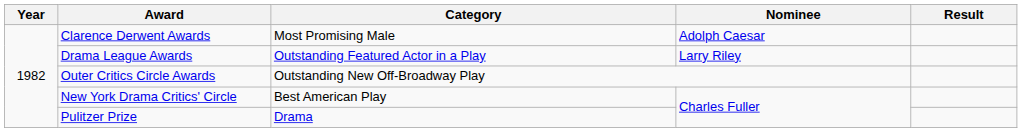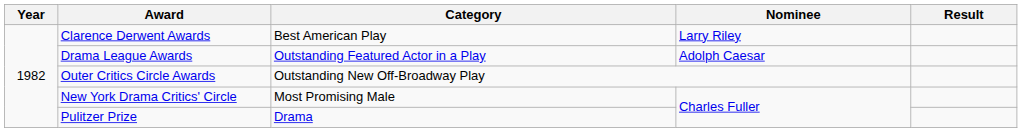(334, 35) Most Promising Male -> (330, 35) Best American Play
(722, 35) Adolph Caesar -> (710, 35) Larry Riley
(710, 55) Larry Riley -> (722, 55) Adolph Caesar
(330, 96) Best American Play -> (334, 96) Most Promising Male
